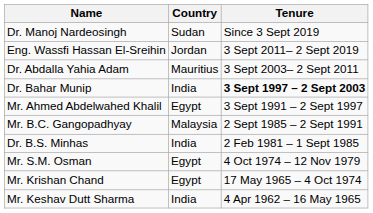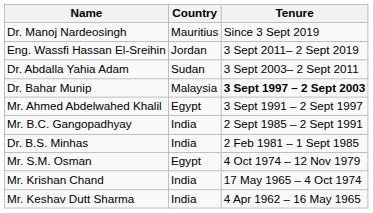(188, 32) Sudan -> (195, 32) Mauritius
(195, 69) Mauritius -> (188, 69) Sudan
(184, 87) India -> (194, 87) Malaysia
(194, 124) Malaysia -> (184, 124) India
(186, 180) Egypt -> (184, 180) India
